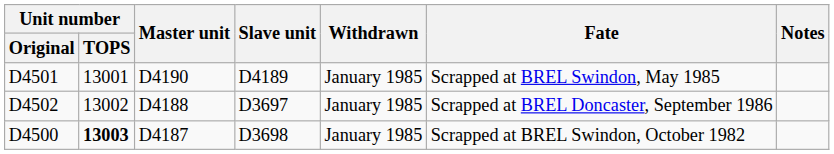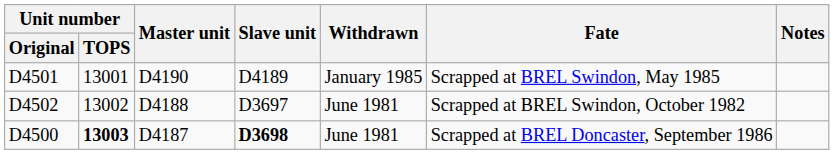(373, 105) January 1985 -> (362, 105) June 1981
(602, 105) Scrapped at BREL Doncaster, September 1986 -> (588, 105) Scrapped at BREL Swindon, October 1982
(263, 134) normal -> (263, 134) bold
(373, 134) January 1985 -> (362, 134) June 1981
(588, 134) Scrapped at BREL Swindon, October 1982 -> (602, 134) Scrapped at BREL Doncaster, September 1986
